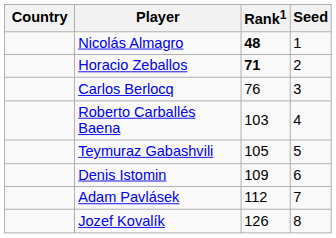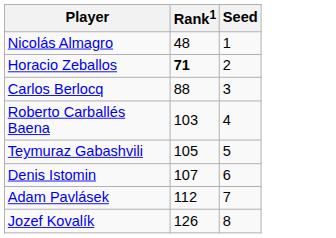- column: (40, 18)
(252, 43) bold -> (182, 43) normal
(252, 89) 76 -> (182, 89) 88
(256, 174) 109 -> (186, 174) 107
